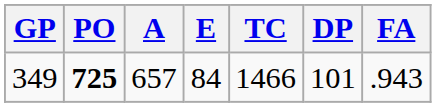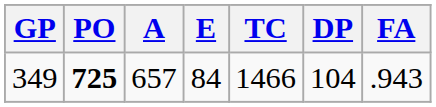(333, 76) 101 -> (333, 76) 104
